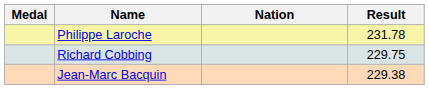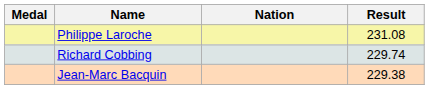(386, 35) 231.78 -> (386, 35) 231.08
(386, 55) 229.75 -> (386, 55) 229.74
